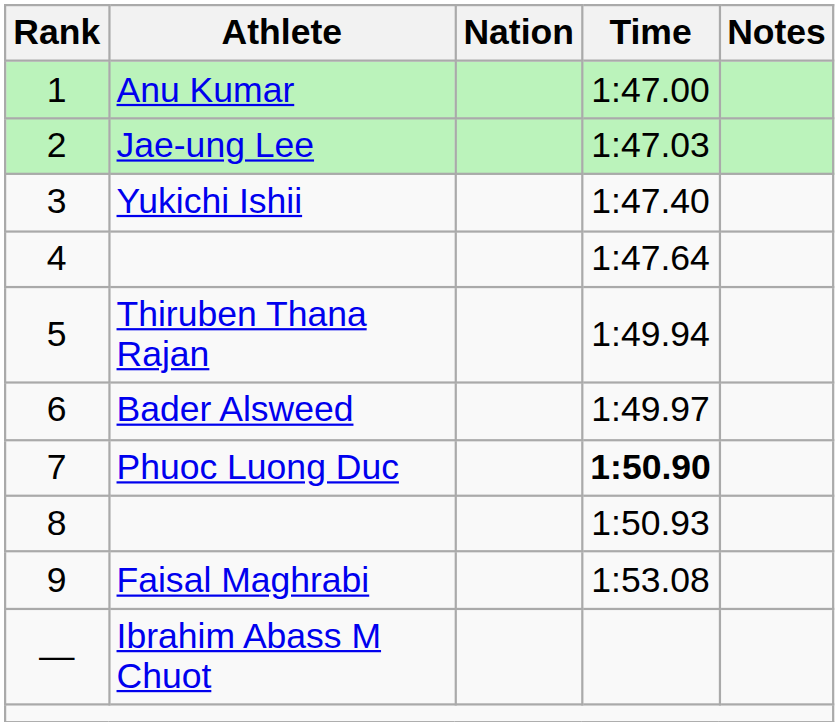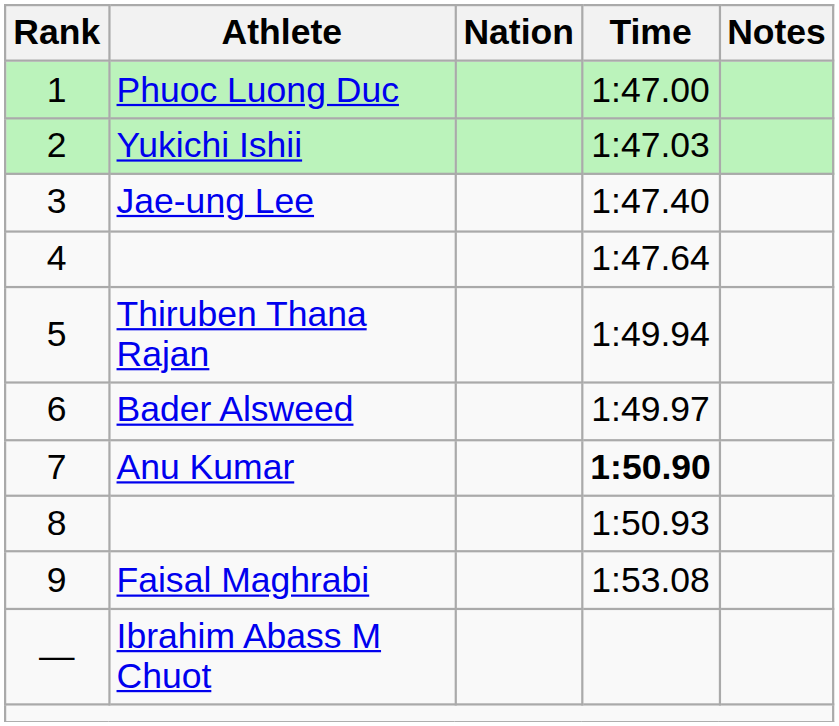(205, 88) Anu Kumar -> (258, 88) Phuoc Luong Duc
(215, 145) Jae-ung Lee -> (209, 145) Yukichi Ishii
(209, 201) Yukichi Ishii -> (215, 201) Jae-ung Lee
(258, 466) Phuoc Luong Duc -> (205, 466) Anu Kumar
